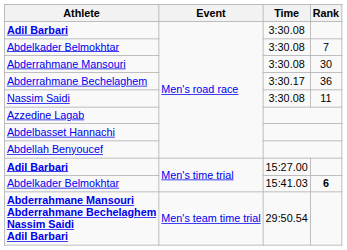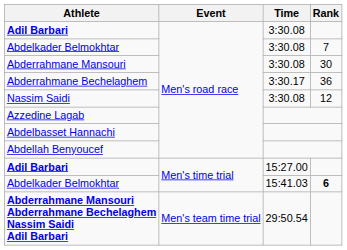(326, 99) 11 -> (326, 99) 12
